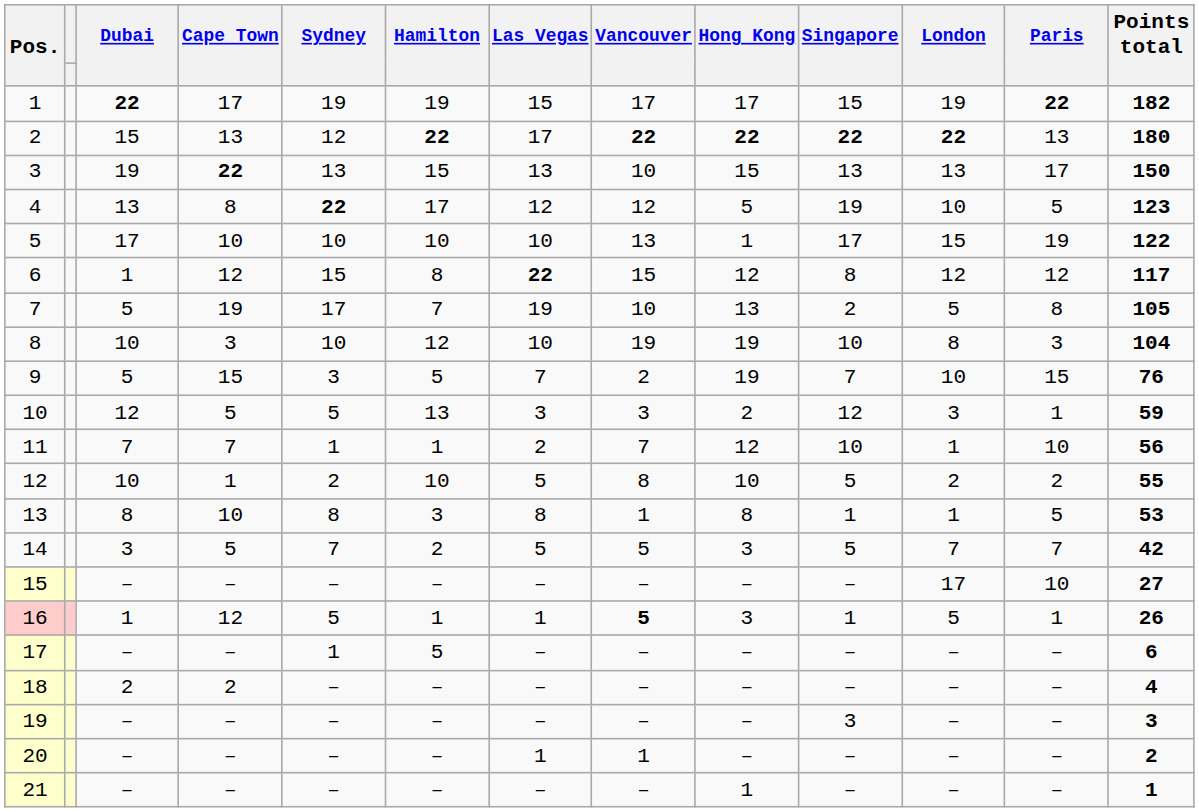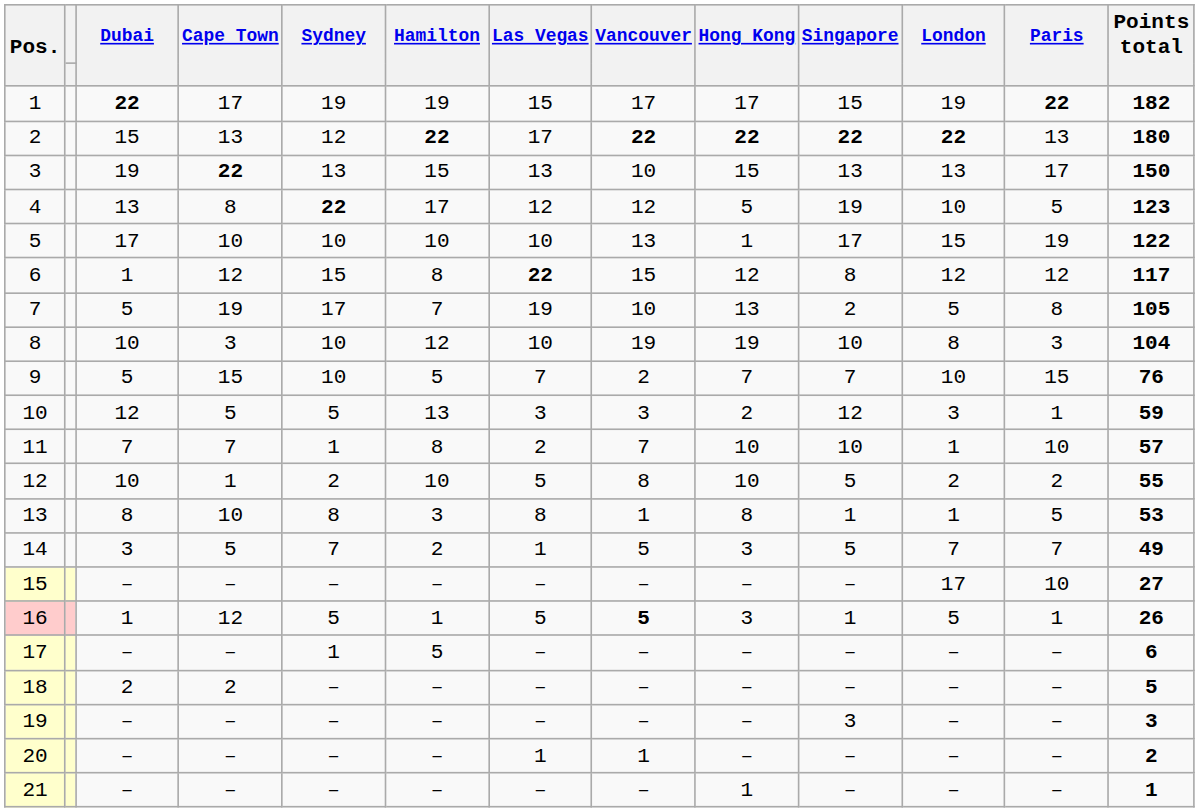(334, 378) 3 -> (334, 378) 10
(747, 378) 19 -> (747, 378) 7
(437, 447) 1 -> (437, 447) 8
(747, 447) 12 -> (747, 447) 10
(1151, 447) 56 -> (1151, 447) 57
(540, 550) 5 -> (540, 550) 1
(1151, 550) 42 -> (1151, 550) 49
(540, 618) 1 -> (540, 618) 5
(1151, 687) 4 -> (1151, 687) 5
